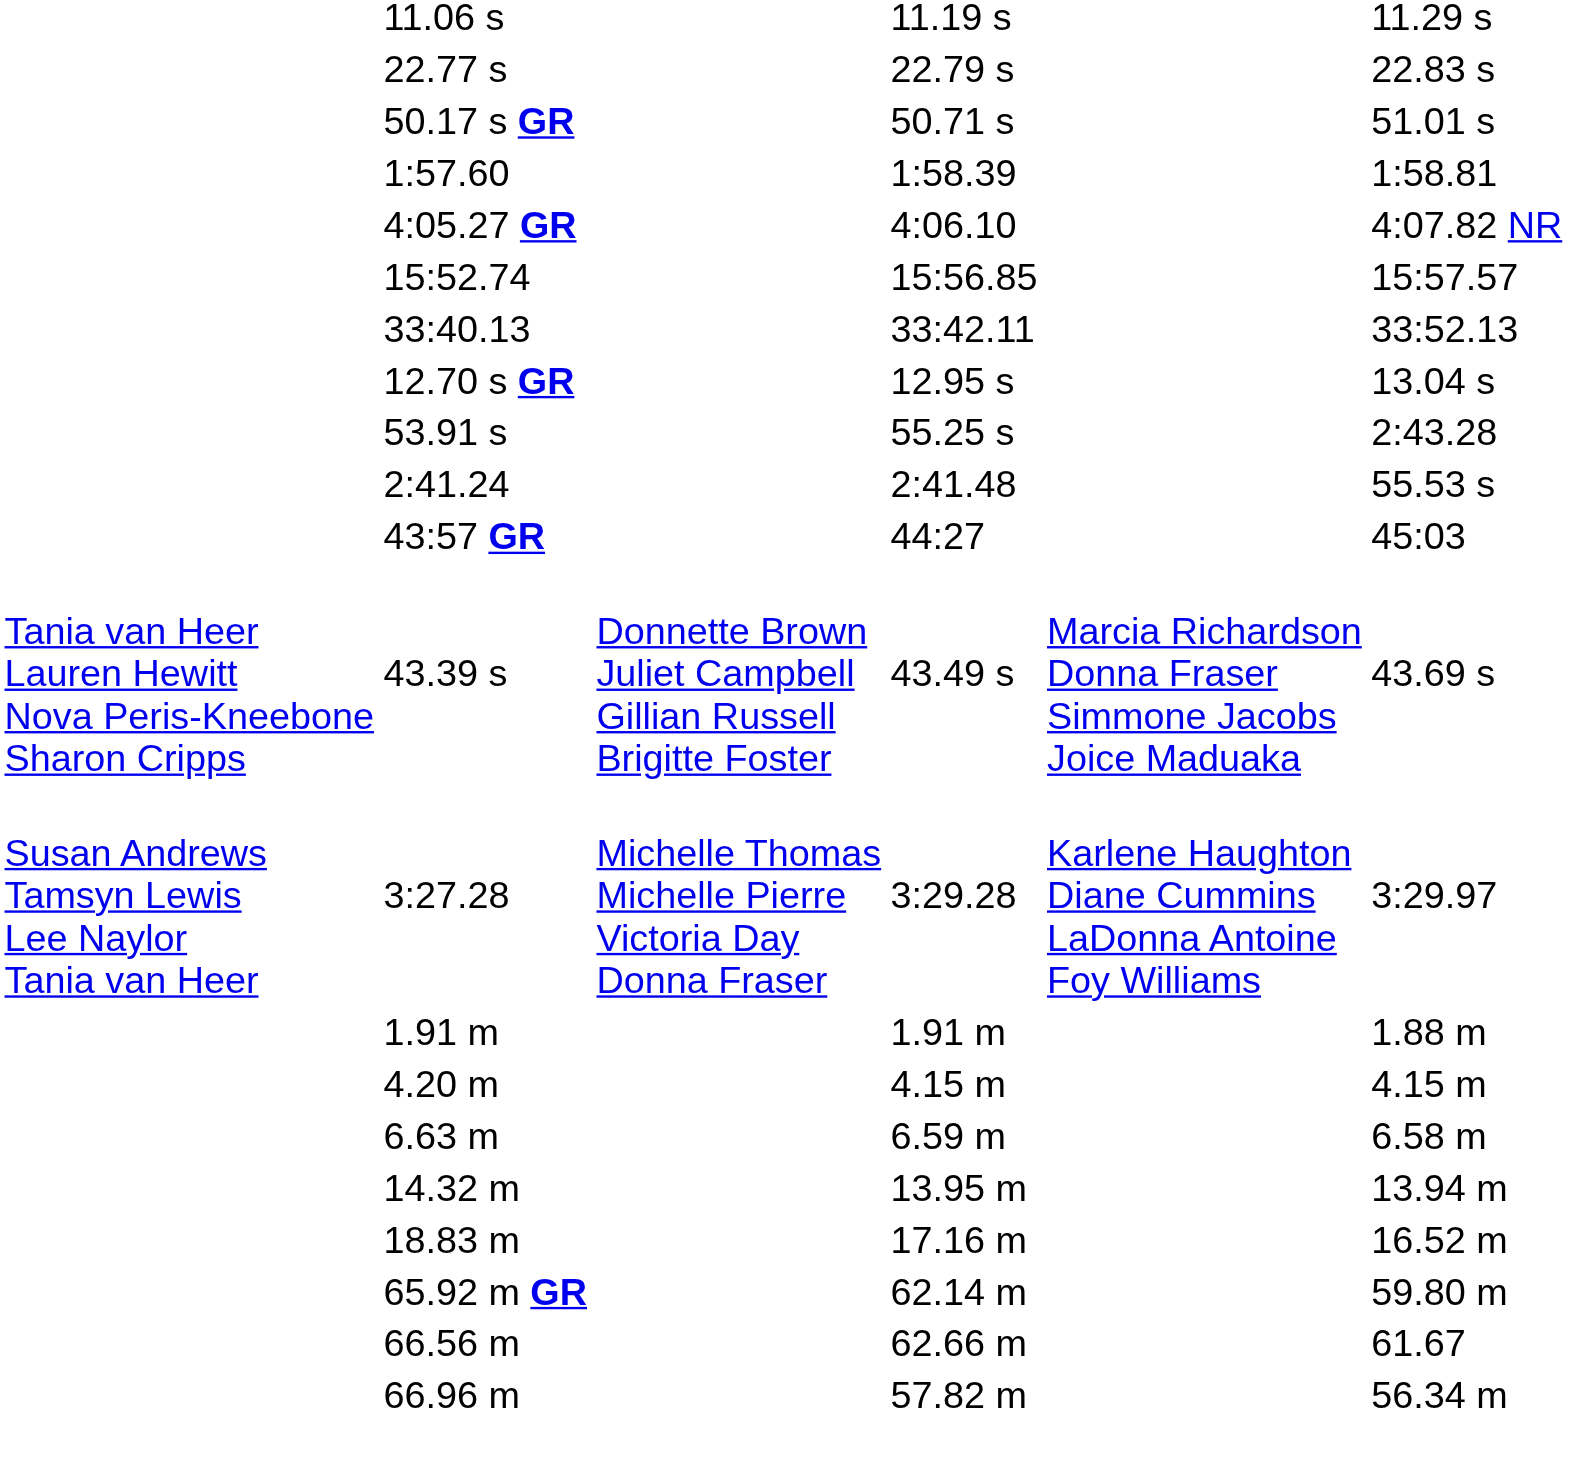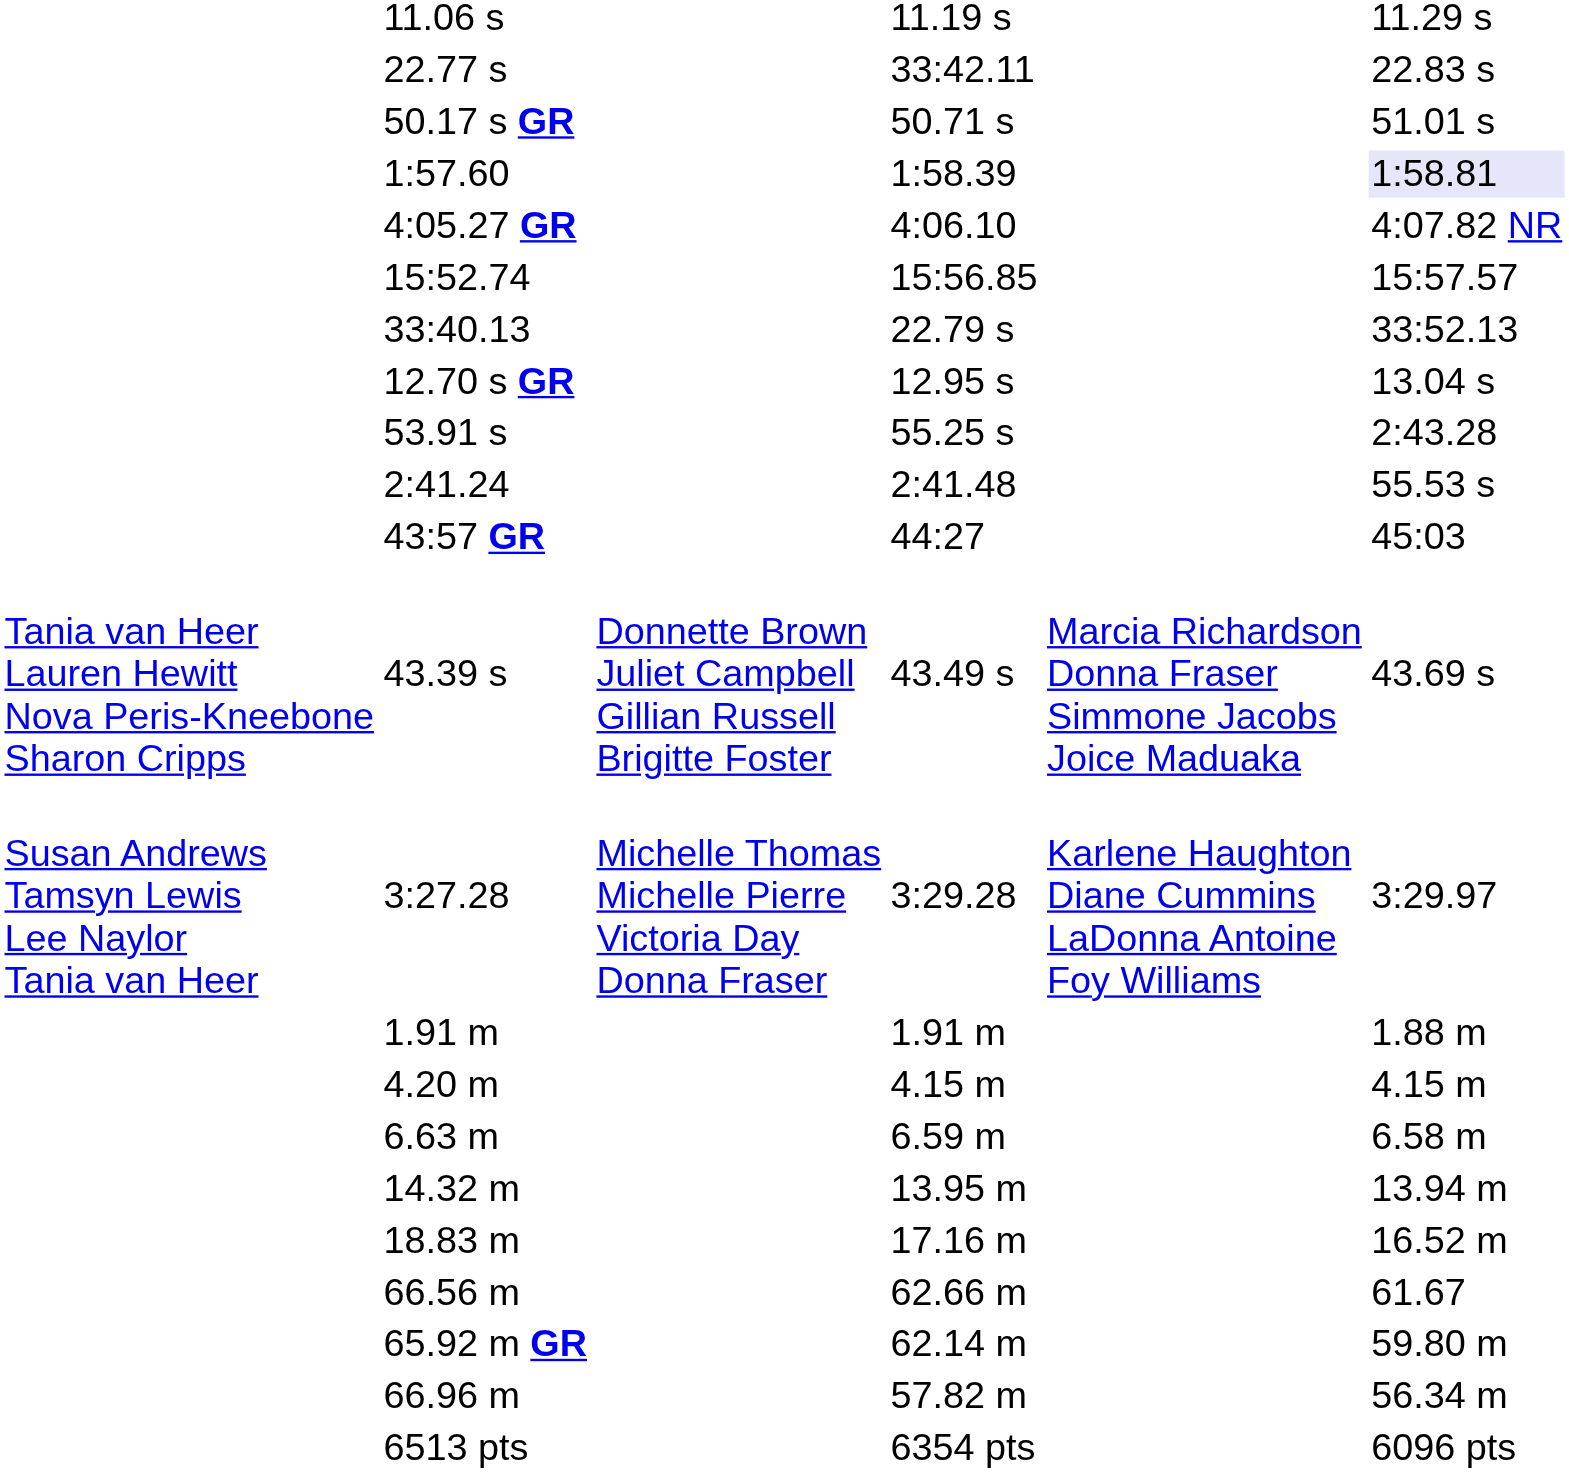(953, 69) 22.79 s -> (963, 69) 33:42.11
(1434, 173) no background -> (1434, 173) lavender background
(963, 329) 33:42.11 -> (953, 329) 22.79 s
rows swapped: (485, 1292) <-> (452, 1343)
+ row: (456, 1447)
